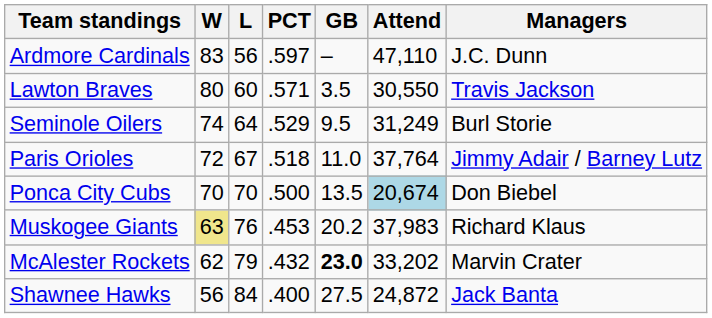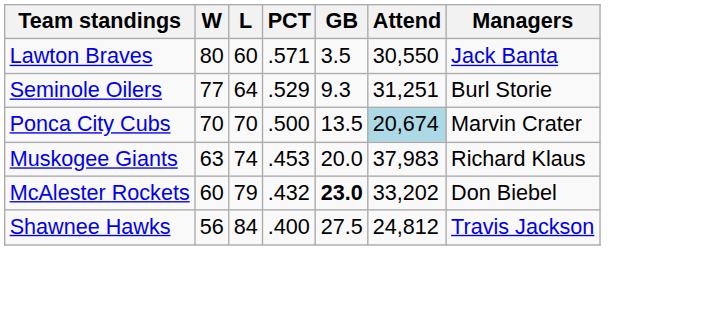- row: (100, 55)
(523, 90) Travis Jackson -> (505, 55) Jack Banta
(212, 124) 74 -> (212, 90) 77
(336, 124) 9.5 -> (336, 90) 9.3
(406, 124) 31,249 -> (406, 90) 31,251
- row: (71, 158)
(504, 192) Don Biebel -> (517, 124) Marvin Crater
(212, 227) khaki background -> (212, 158) no background
(246, 227) 76 -> (246, 158) 74
(342, 227) 20.2 -> (342, 158) 20.0
(212, 261) 62 -> (212, 192) 60
(517, 261) Marvin Crater -> (504, 192) Don Biebel
(406, 295) 24,872 -> (406, 227) 24,812
(505, 295) Jack Banta -> (523, 227) Travis Jackson
